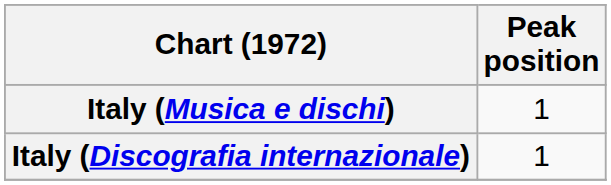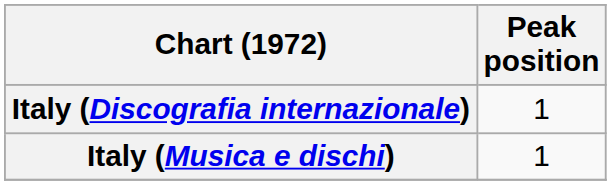rows swapped: (241, 155) <-> (241, 108)
